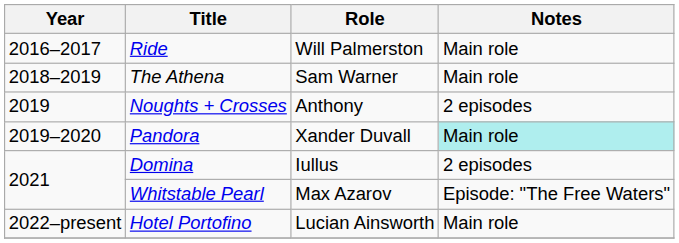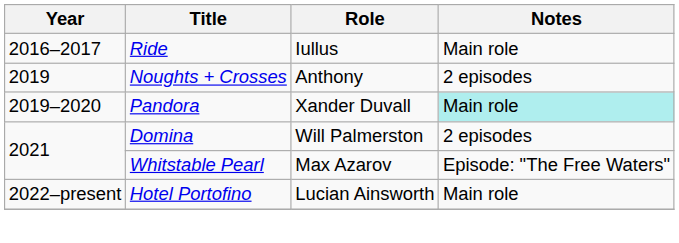(359, 48) Will Palmerston -> (317, 48) Iullus
- row: (177, 77)
(317, 164) Iullus -> (359, 135) Will Palmerston
